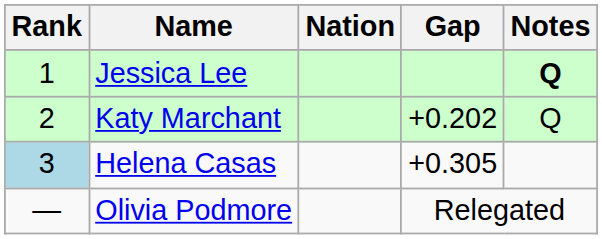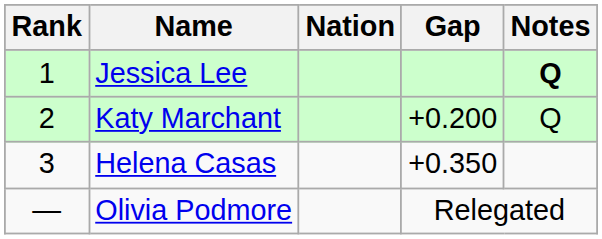(453, 118) +0.202 -> (453, 118) +0.200
(47, 164) lightblue background -> (47, 164) no background
(453, 164) +0.305 -> (453, 164) +0.350
